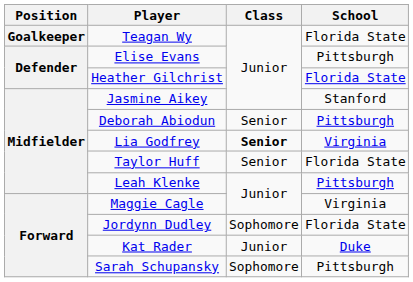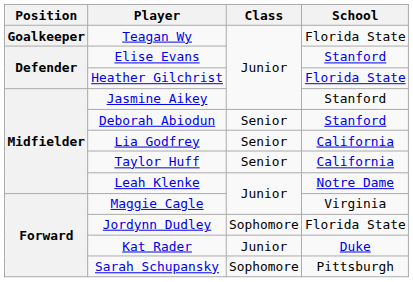(355, 57) Pittsburgh -> (355, 57) Stanford
(355, 120) Pittsburgh -> (355, 120) Stanford
(264, 141) bold -> (264, 141) normal
(355, 141) Virginia -> (355, 141) California
(355, 162) Florida State -> (355, 162) California
(355, 183) Pittsburgh -> (355, 183) Notre Dame
